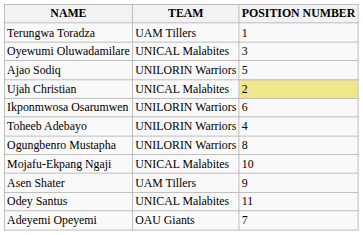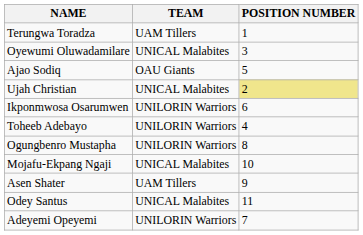(186, 70) UNILORIN Warriors -> (165, 70) OAU Giants
(165, 220) OAU Giants -> (186, 220) UNILORIN Warriors
